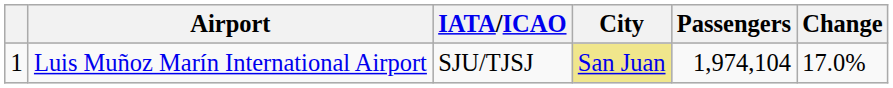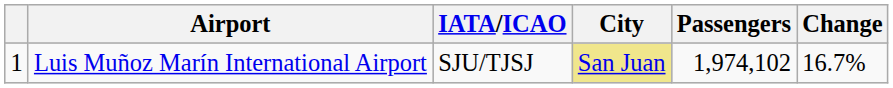(742, 62) 1,974,104 -> (742, 62) 1,974,102
(834, 62) 17.0% -> (834, 62) 16.7%
